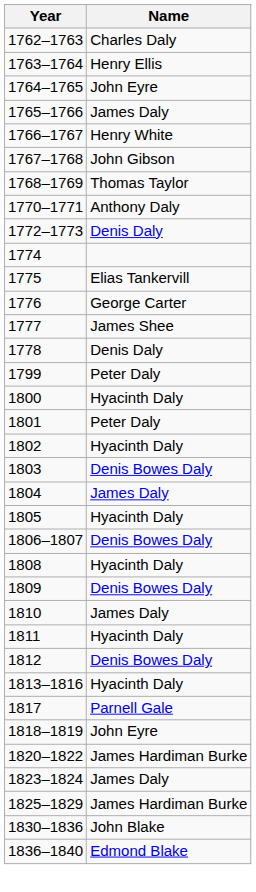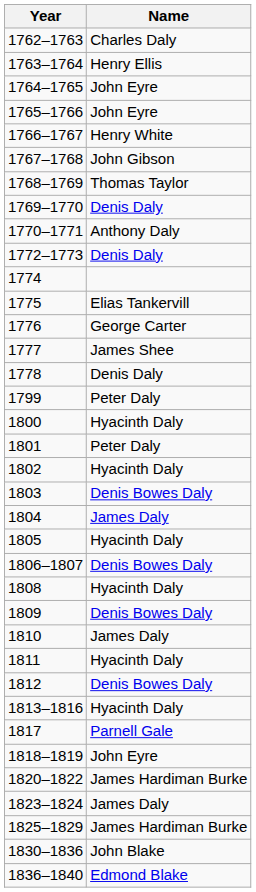(129, 111) James Daly -> (124, 111) John Eyre
+ row: (46, 207)
